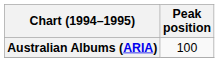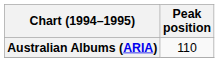(187, 47) 100 -> (187, 47) 110
